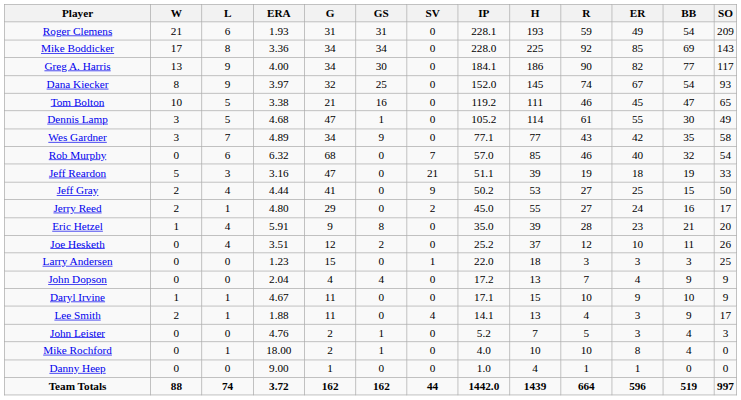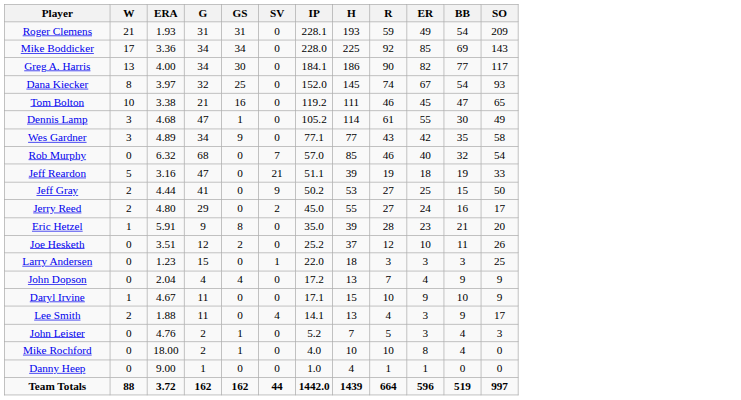- column: (228, 13)
